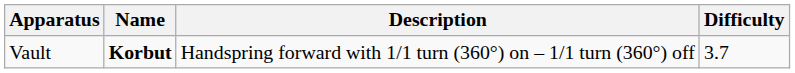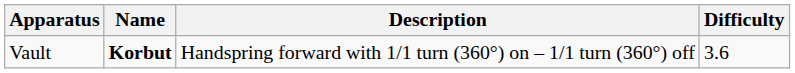(716, 51) 3.7 -> (716, 51) 3.6
